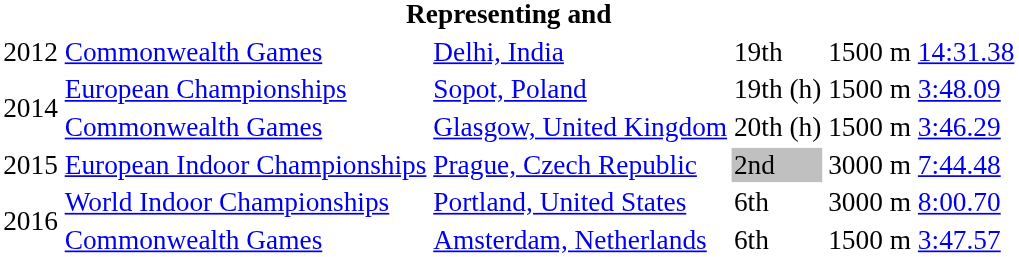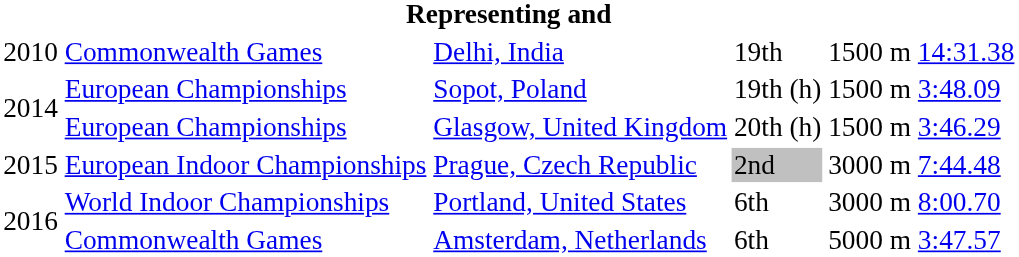(30, 51) 2012 -> (30, 51) 2010
(193, 127) Commonwealth Games -> (206, 127) European Championships
(870, 239) 1500 m -> (870, 239) 5000 m
